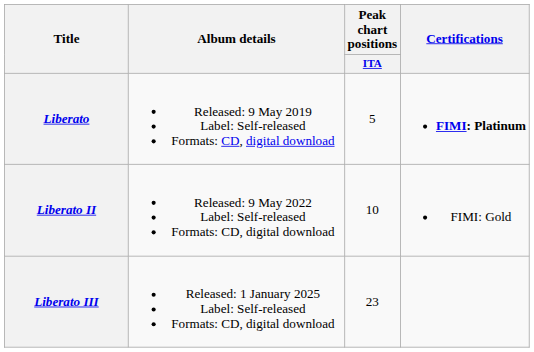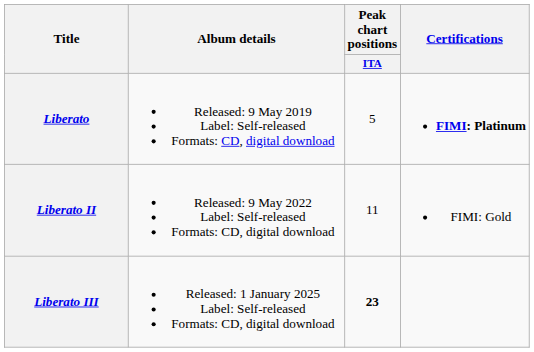(372, 210) 10 -> (372, 210) 11
(372, 301) normal -> (372, 301) bold
